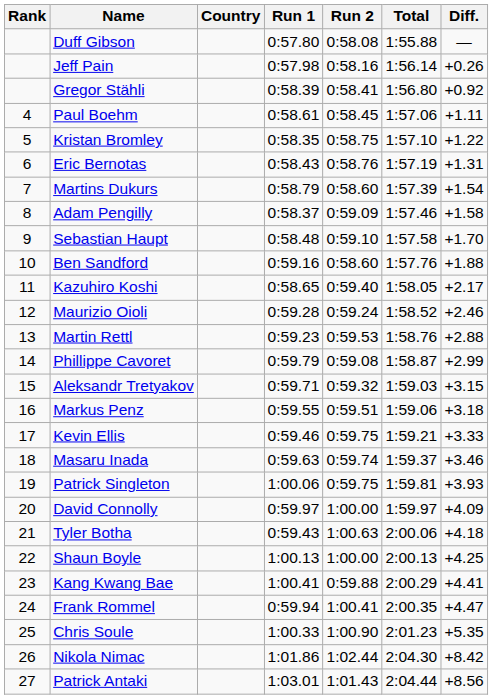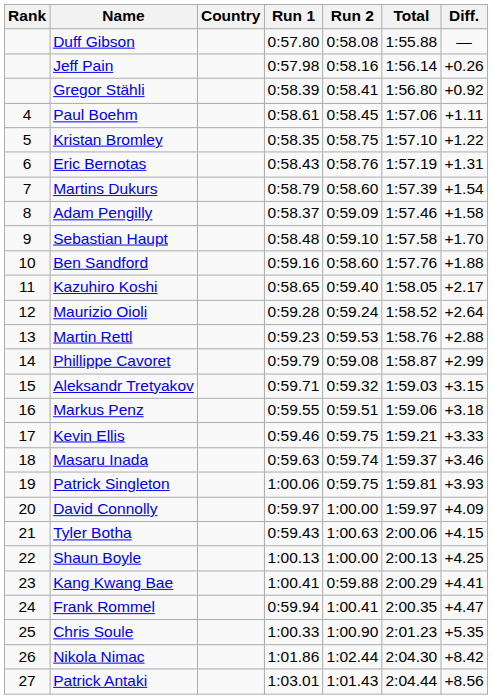(464, 312) +2.46 -> (464, 312) +2.64
(464, 533) +4.18 -> (464, 533) +4.15
